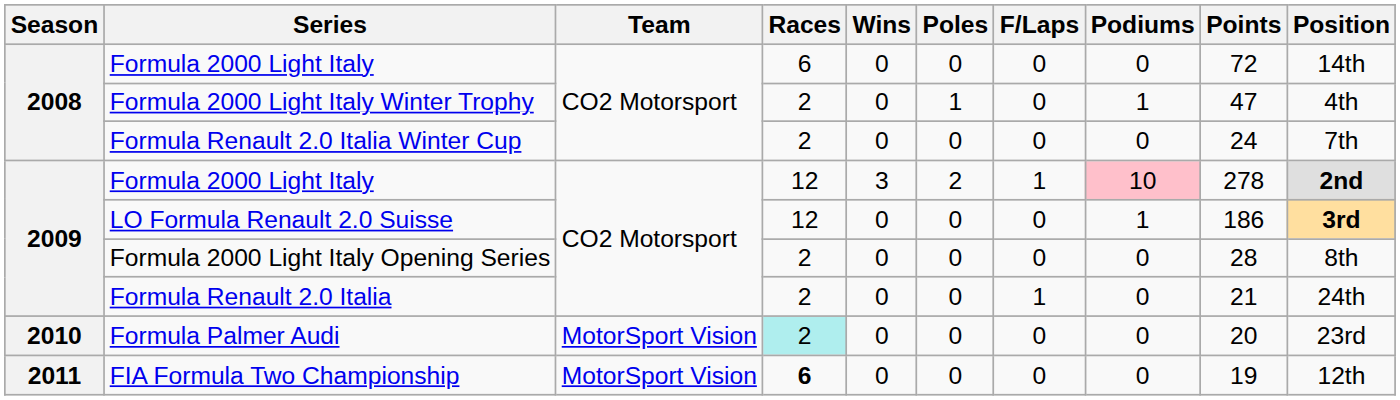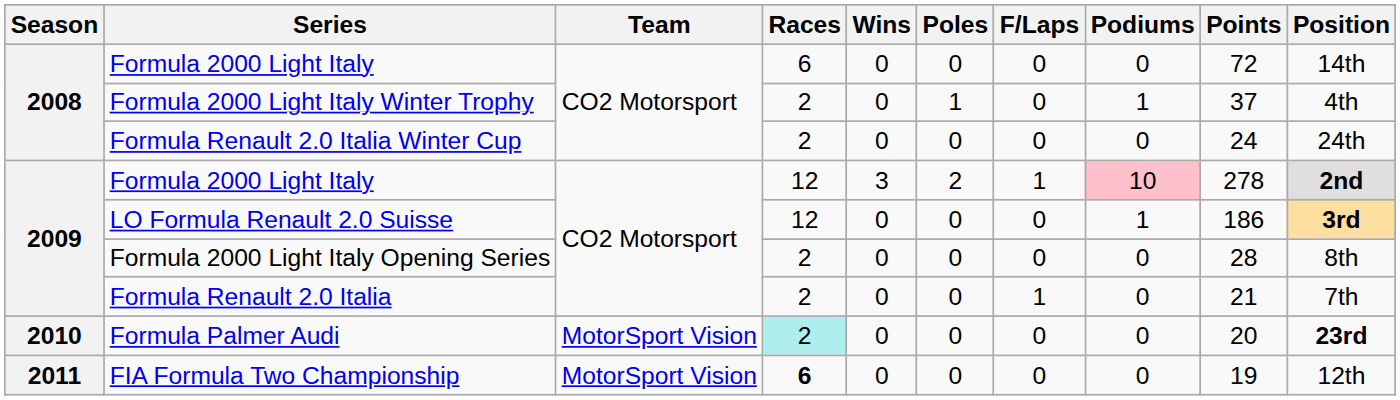(1244, 103) 47 -> (1244, 103) 37
(1341, 141) 7th -> (1341, 141) 24th
(1341, 297) 24th -> (1341, 297) 7th
(1341, 336) normal -> (1341, 336) bold
